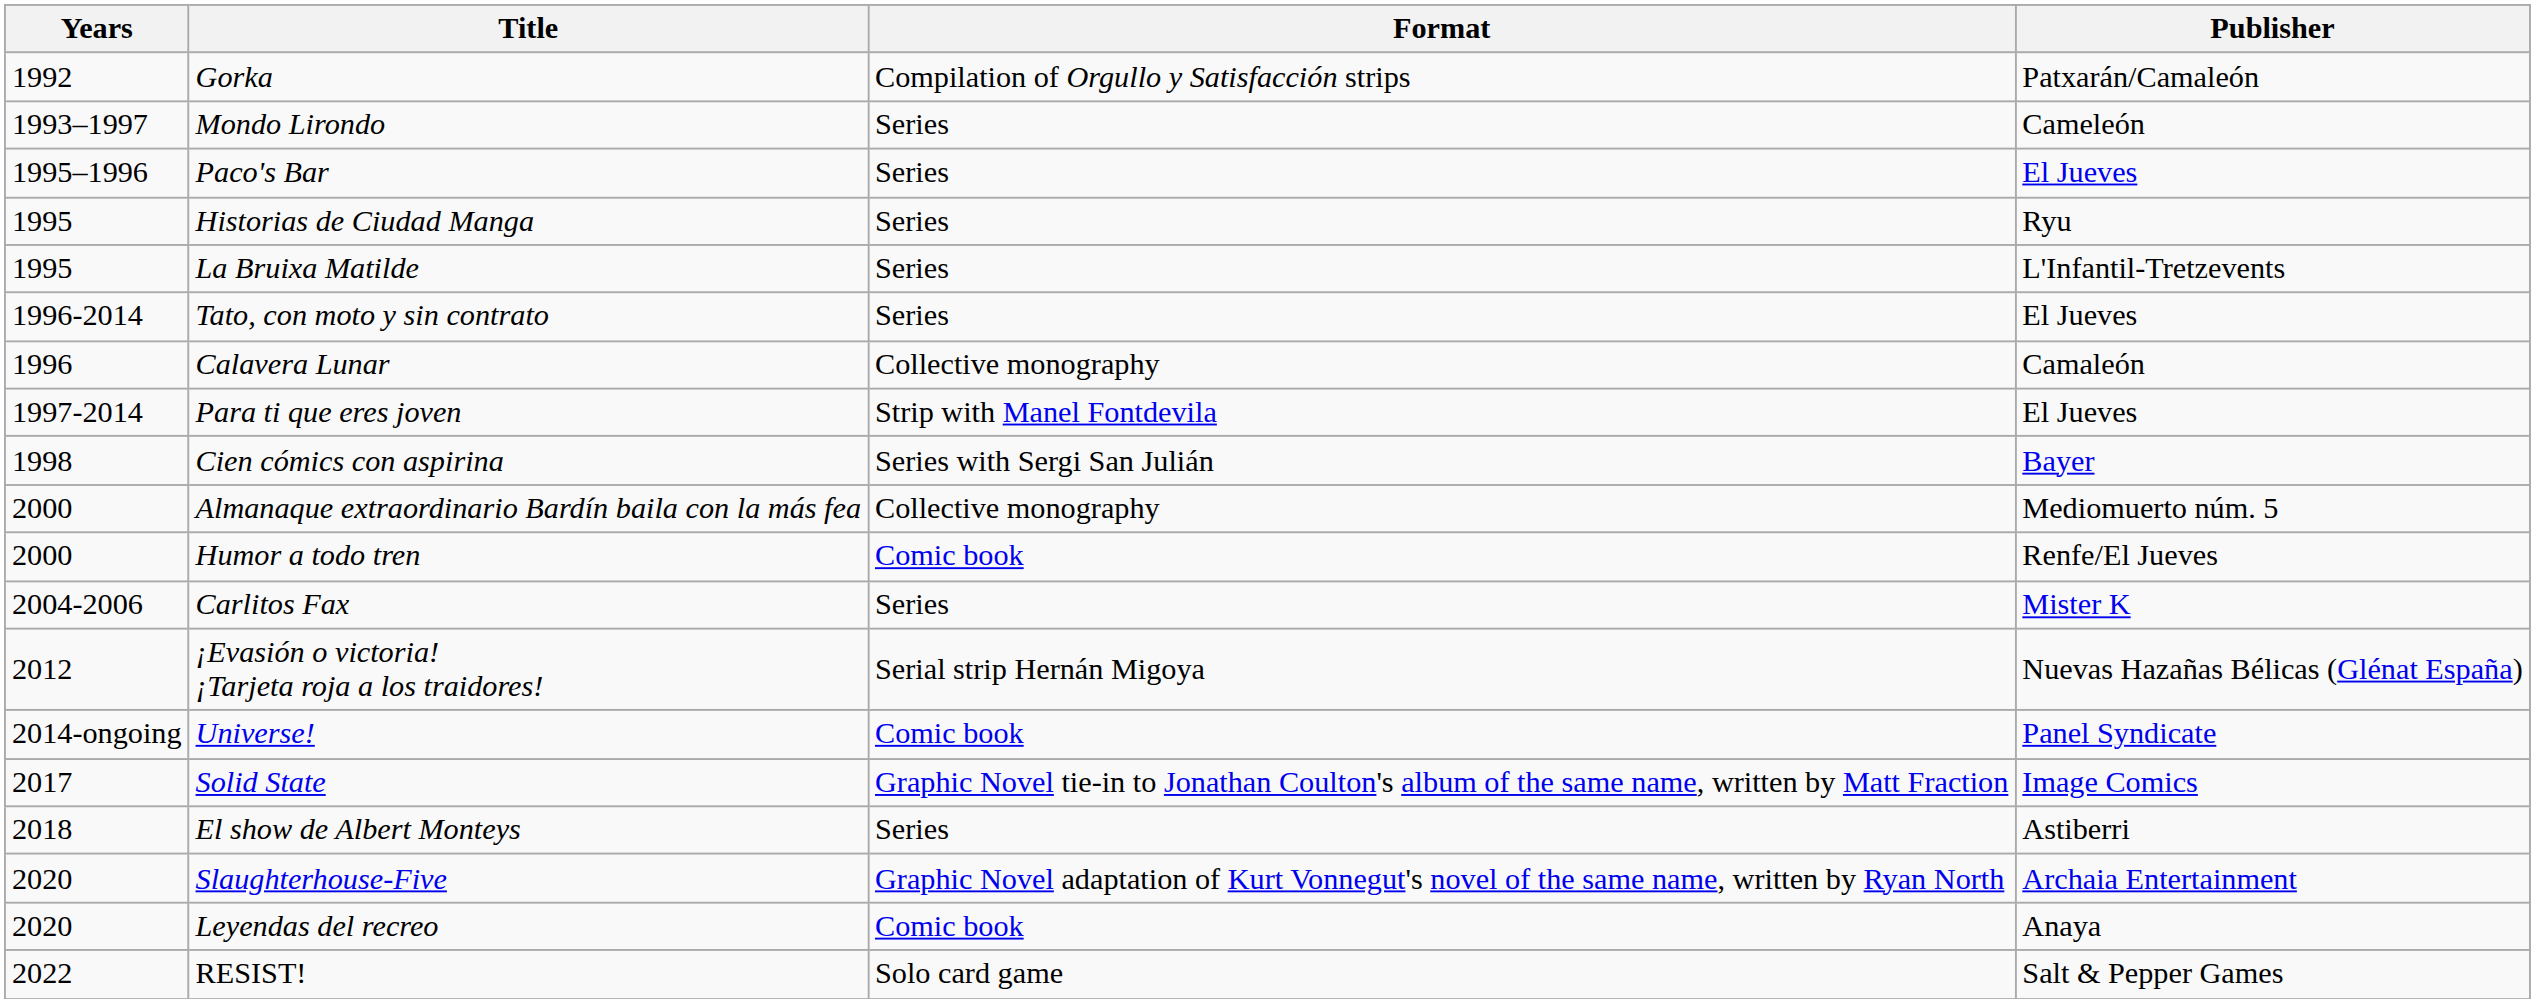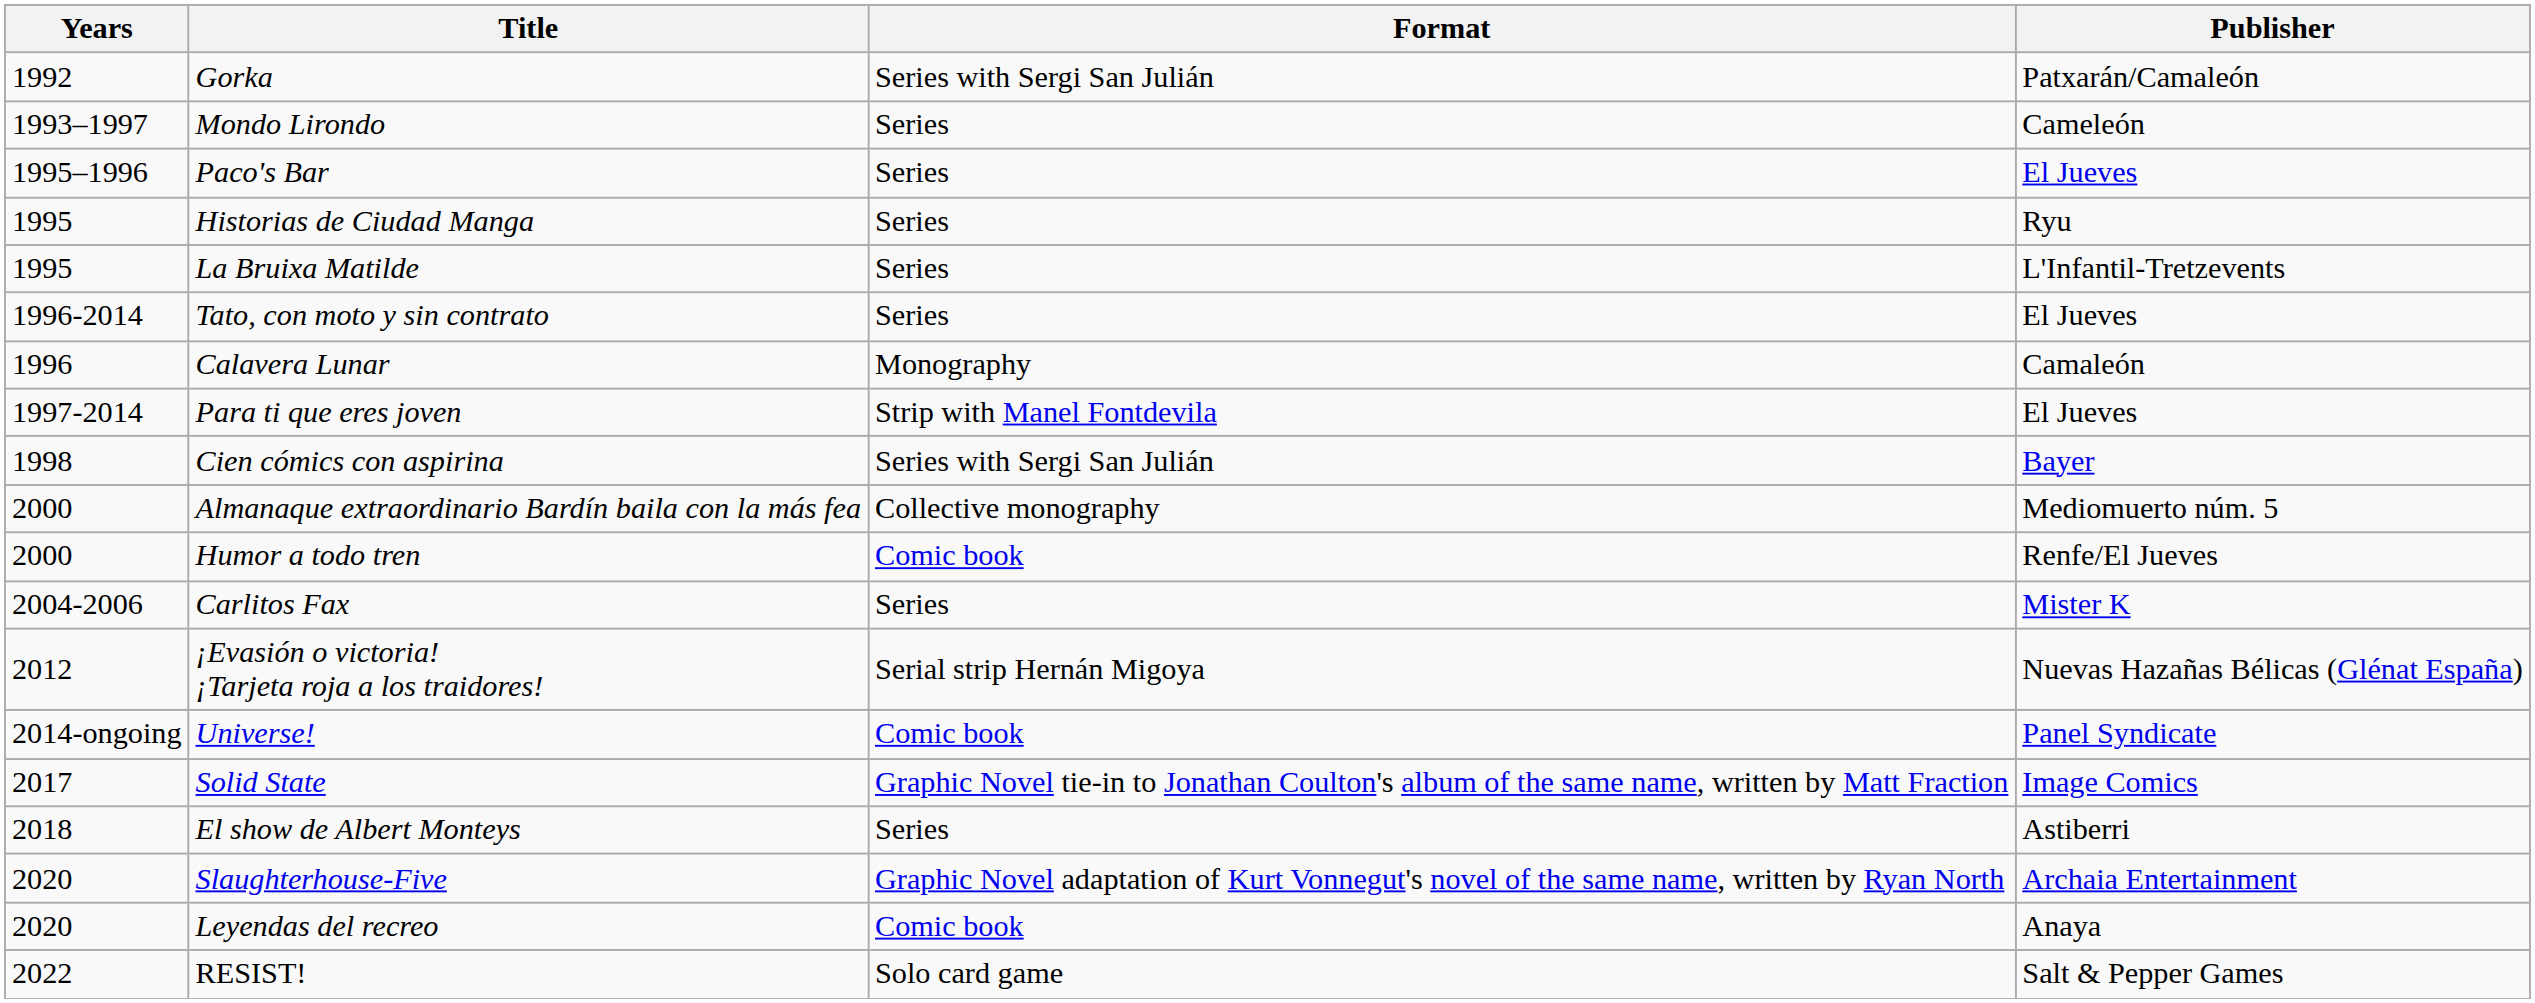(1143, 76) Compilation of Orgullo y Satisfacción strips -> (1044, 76) Series with Sergi San Julián
(1017, 364) Collective monography -> (953, 364) Monography
